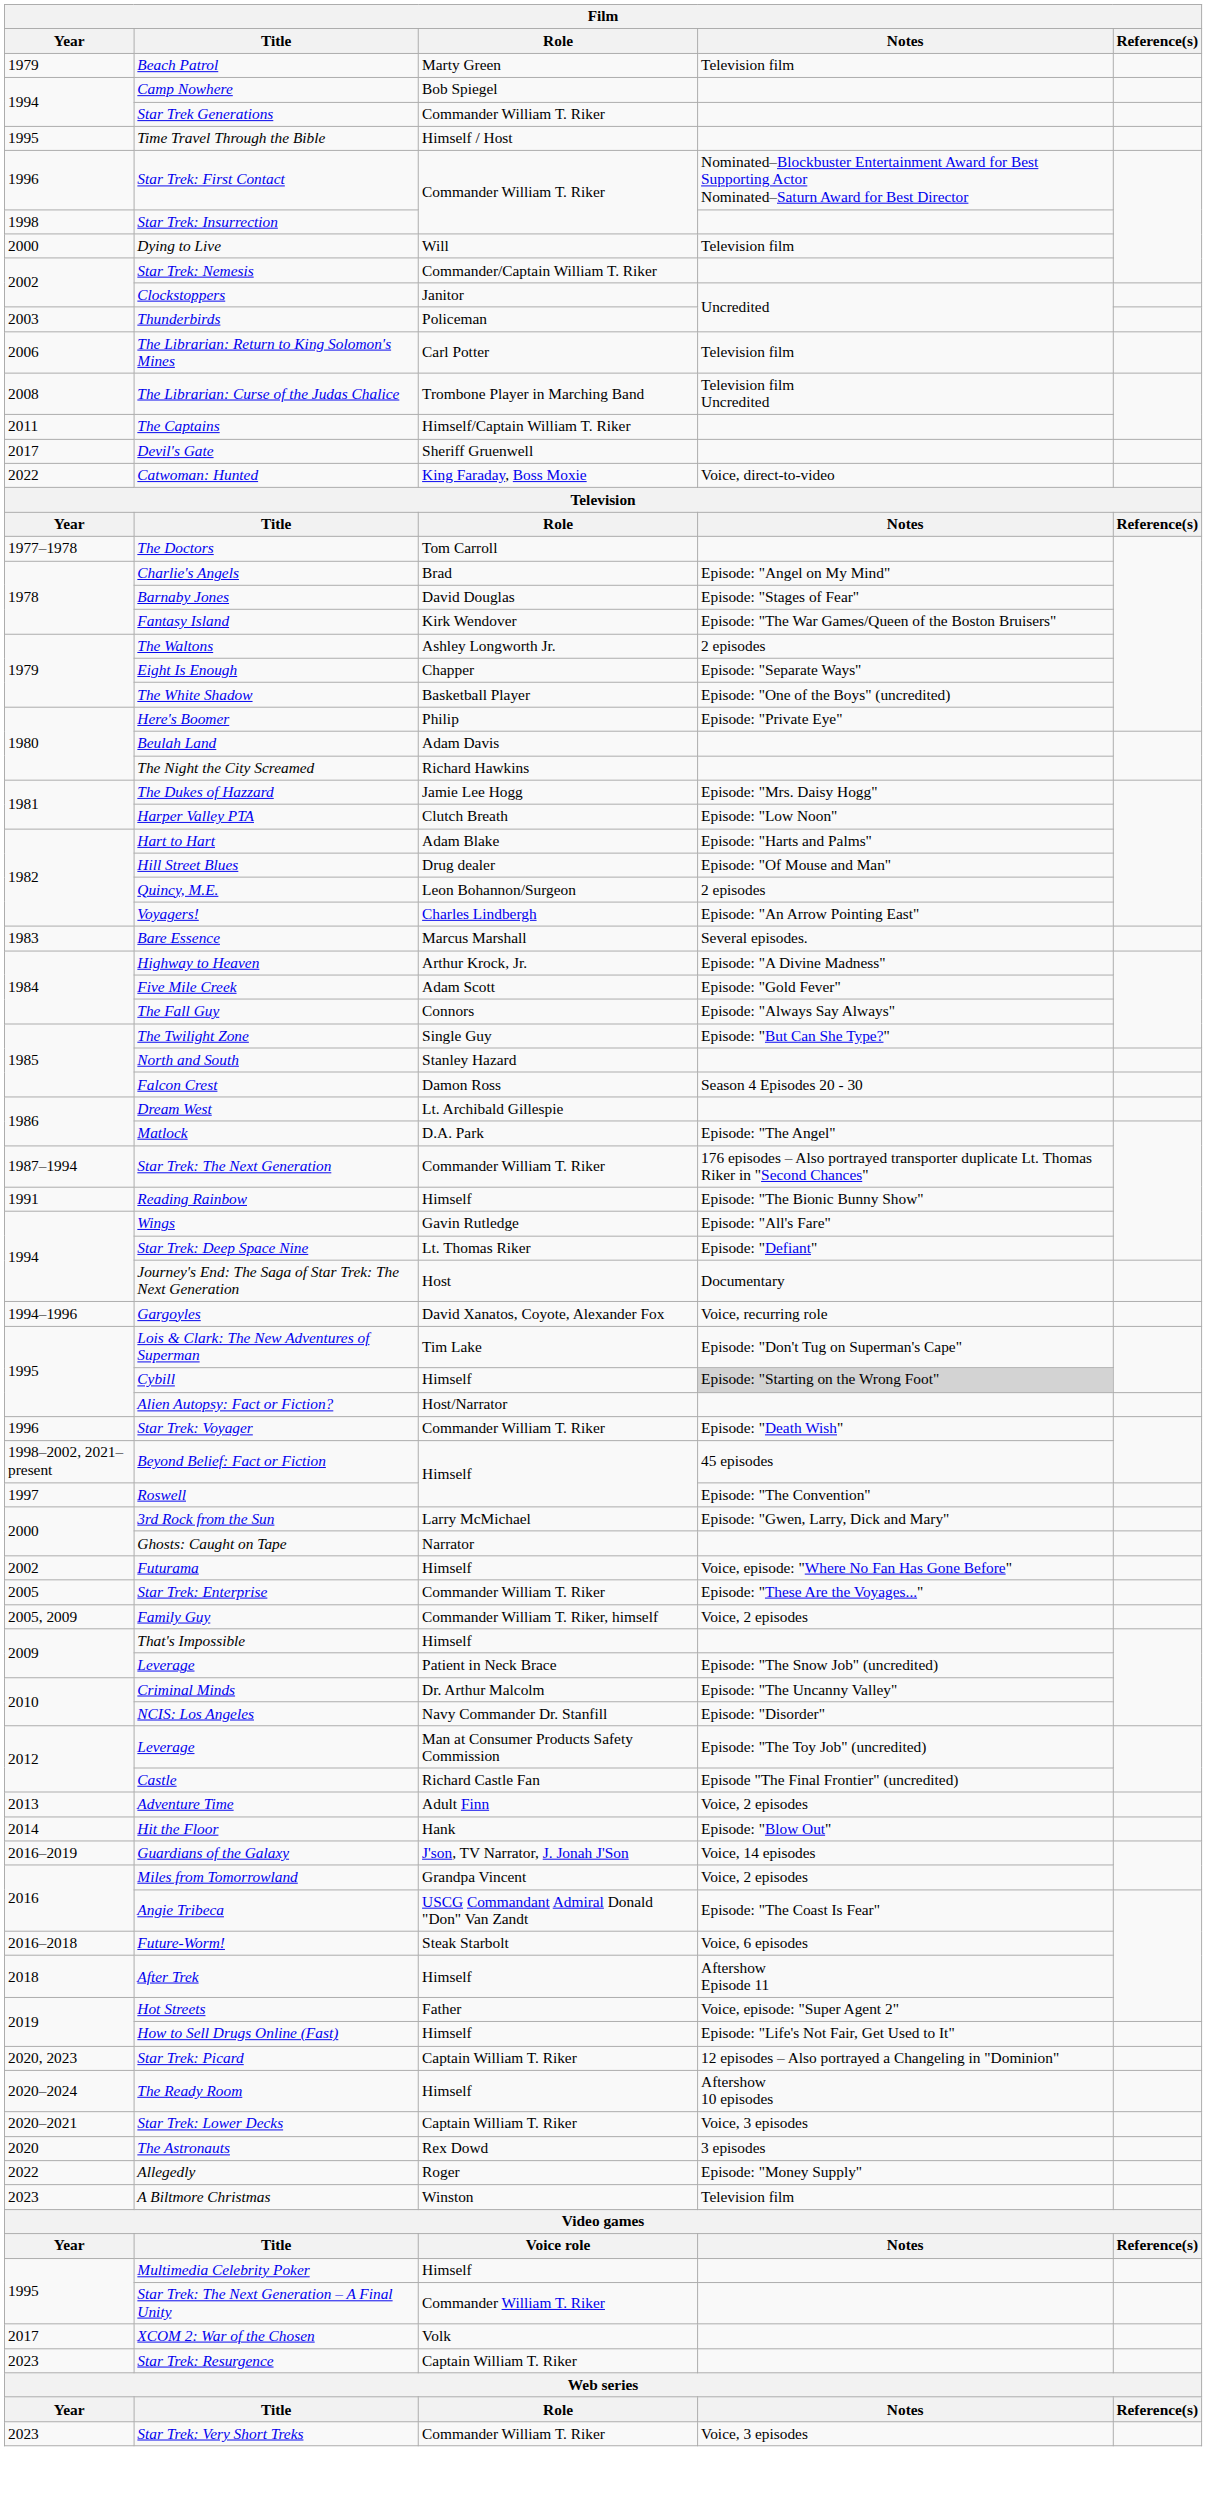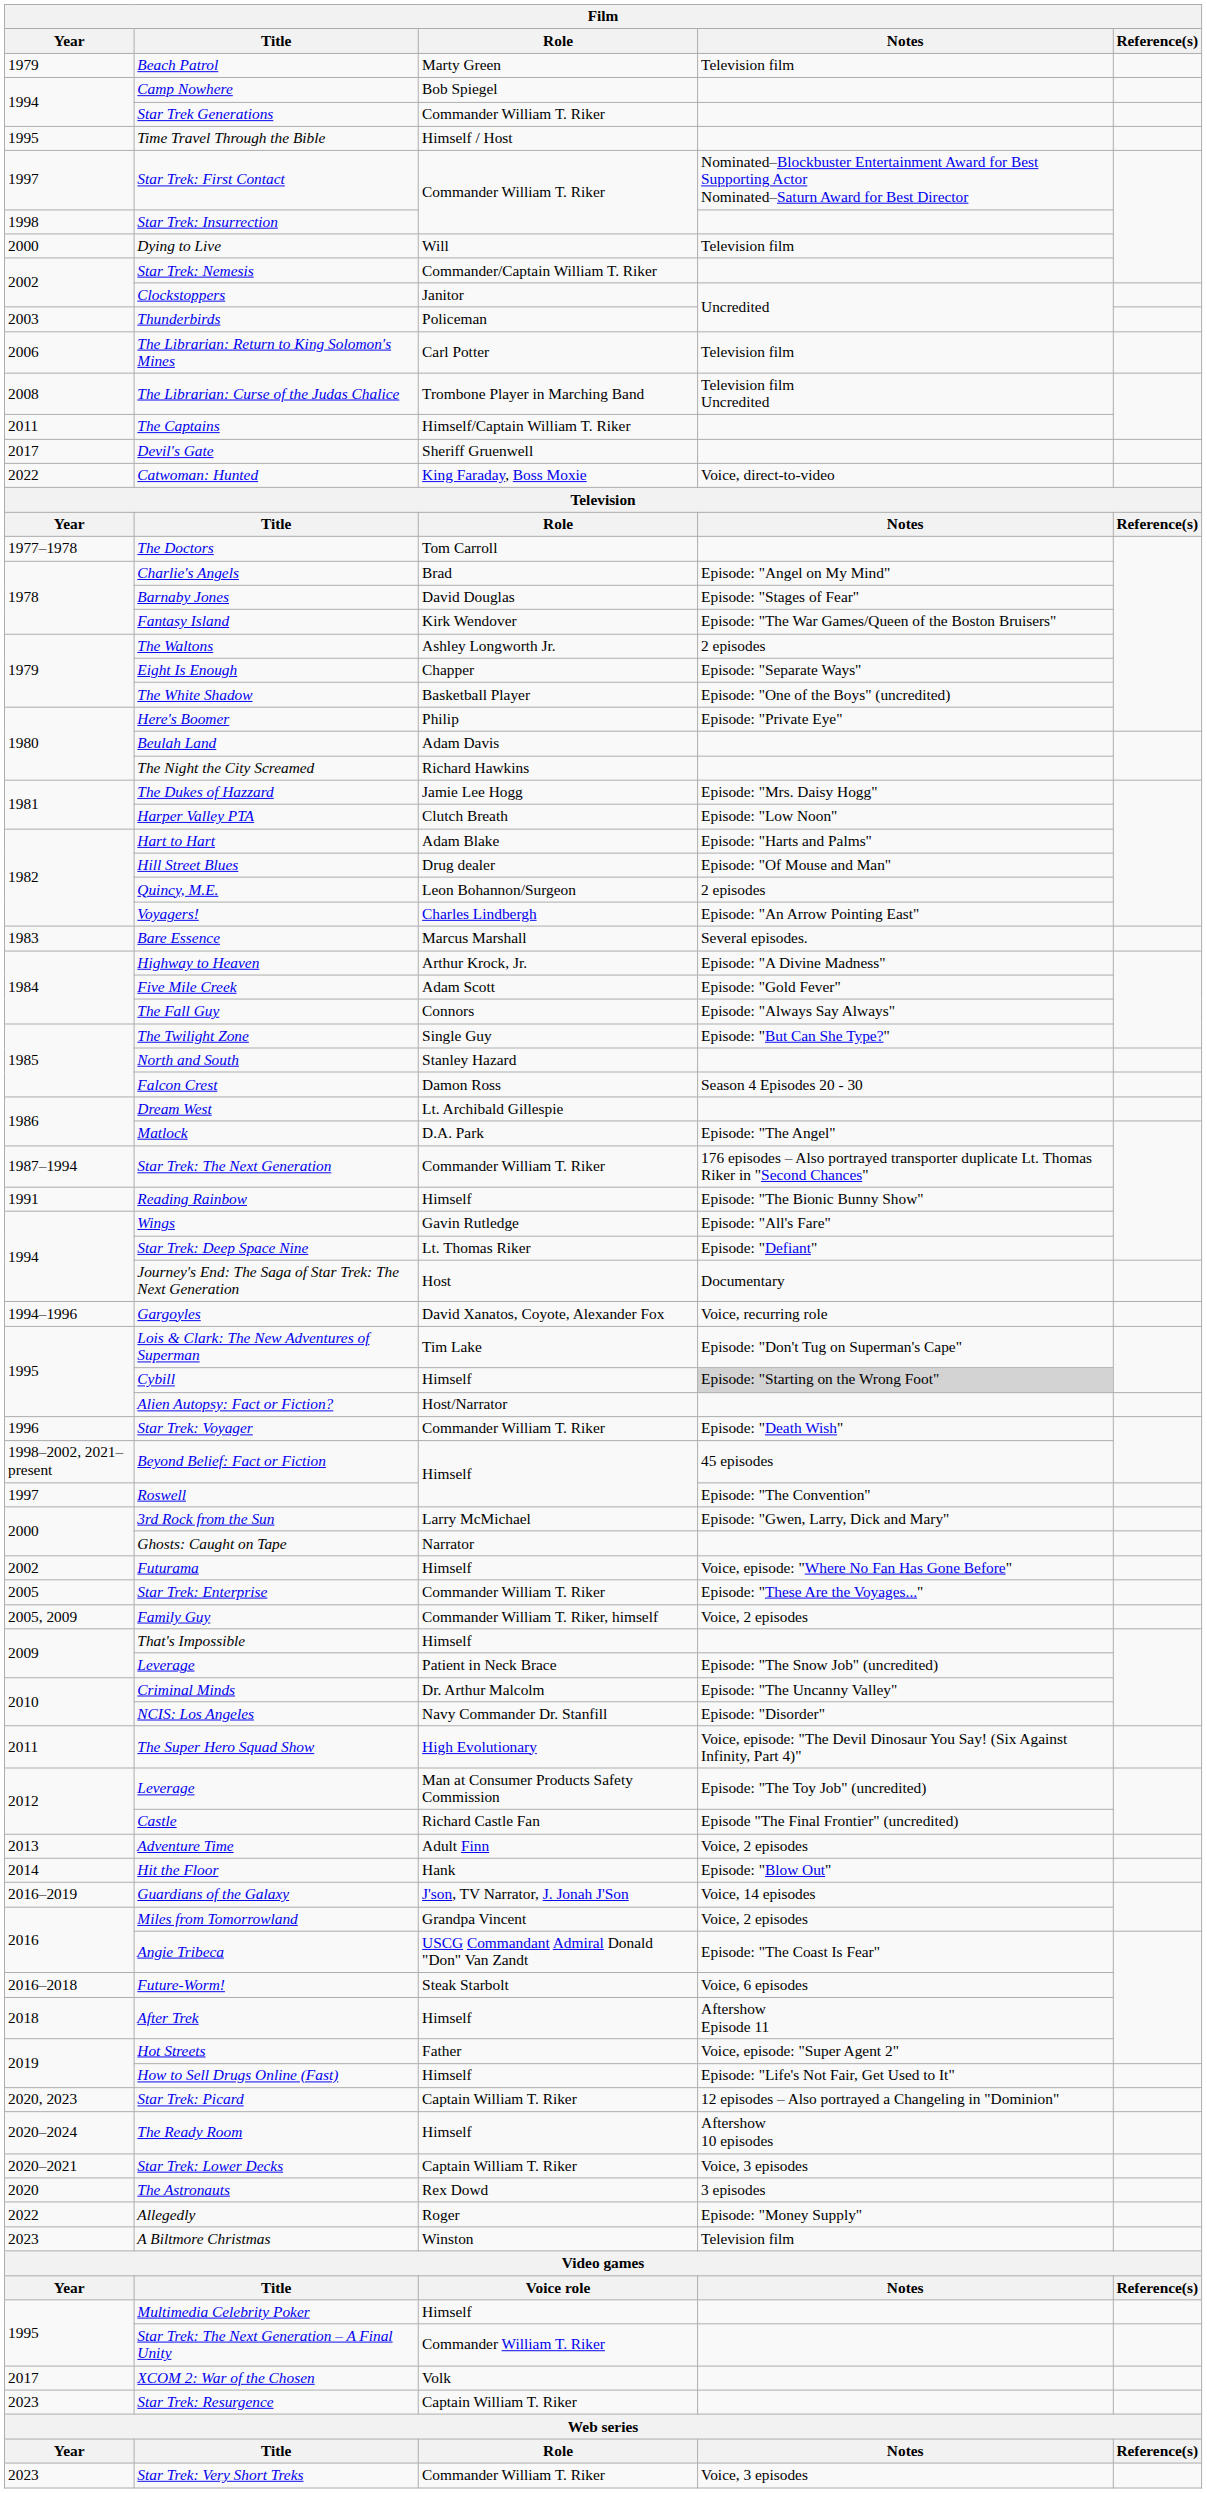(23, 180) 1996 -> (23, 180) 1997
+ row: (226, 1746)
